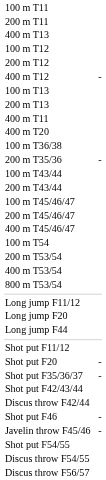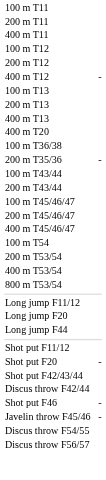rows swapped: (27, 118) <-> (27, 35)
- row: (44, 375)
- row: (37, 444)
